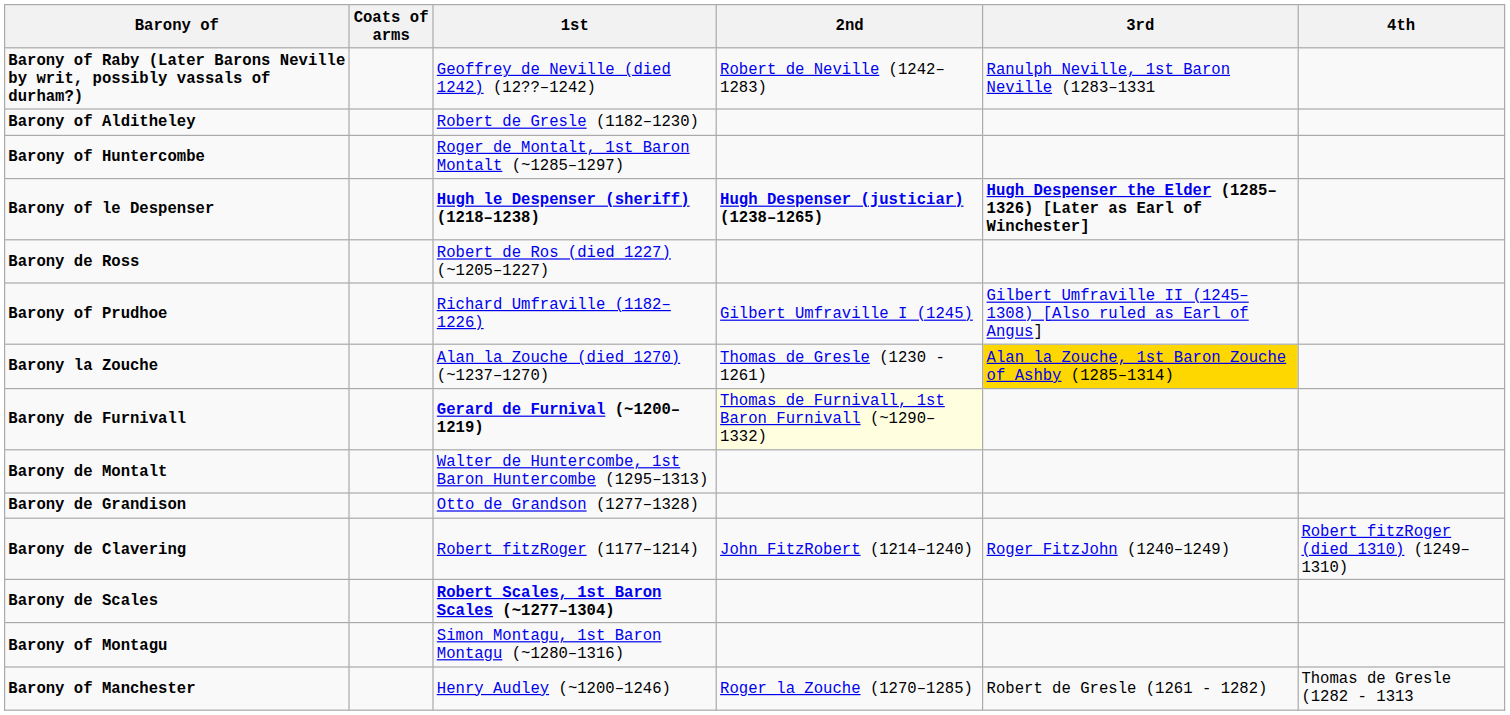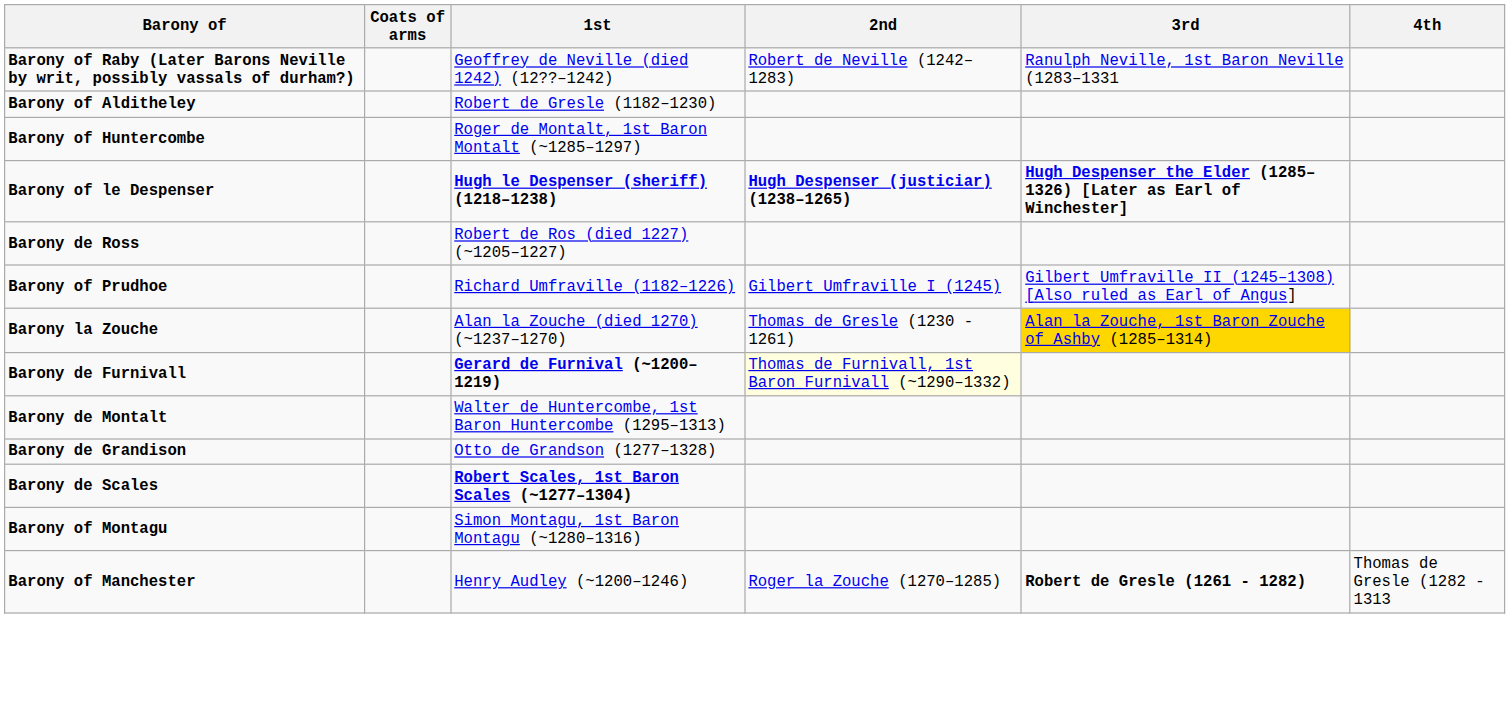- row: (97, 549)
(1127, 688) normal -> (1166, 582) bold
